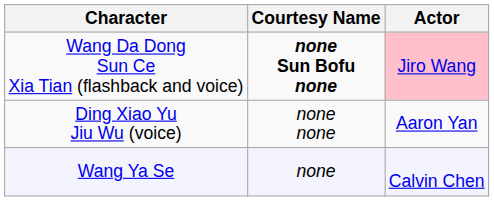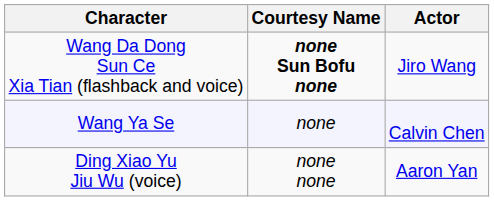(437, 66) pink background -> (437, 66) no background
rows swapped: (126, 171) <-> (126, 123)
